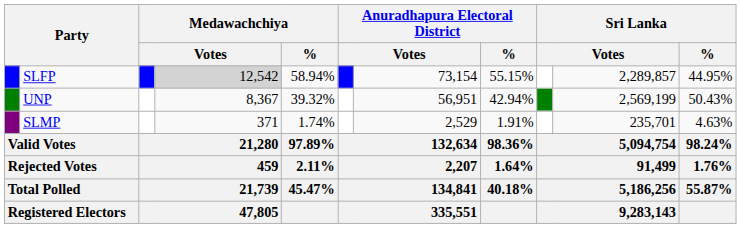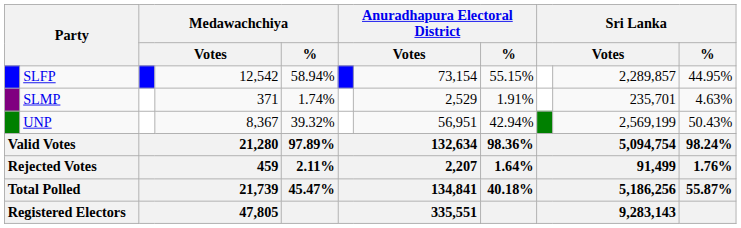(259, 76) lightgrey background -> (259, 76) no background
rows swapped: (37, 99) <-> (42, 122)
